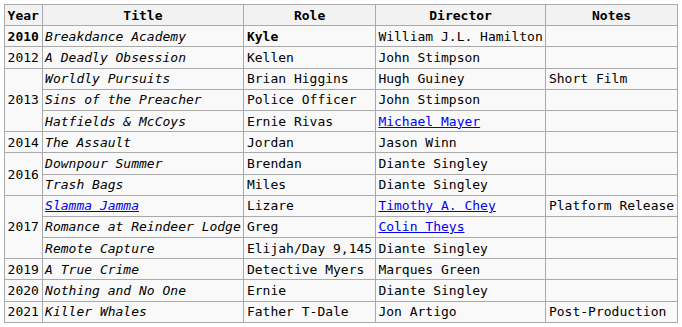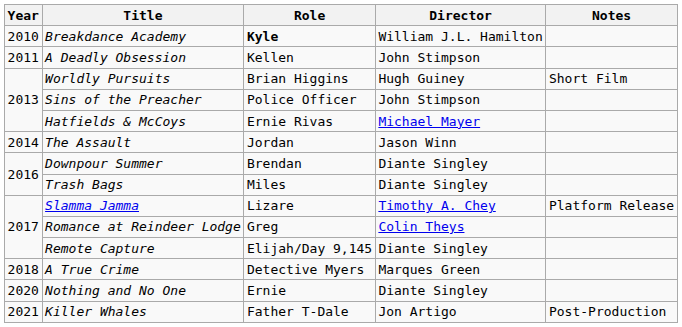(23, 36) bold -> (23, 36) normal
(23, 57) 2012 -> (23, 57) 2011
(23, 269) 2019 -> (23, 269) 2018
